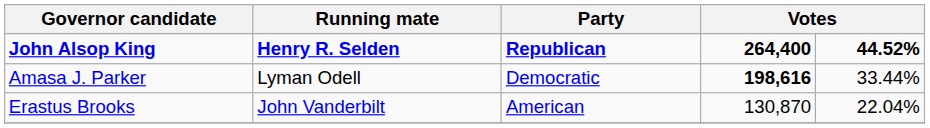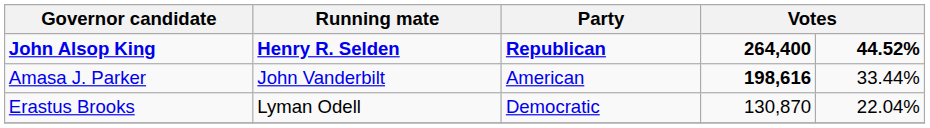(309, 78) Lyman Odell -> (321, 78) John Vanderbilt
(553, 78) Democratic -> (545, 78) American
(321, 107) John Vanderbilt -> (309, 107) Lyman Odell
(545, 107) American -> (553, 107) Democratic
